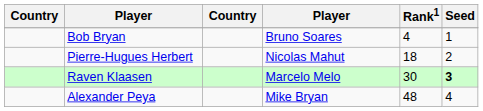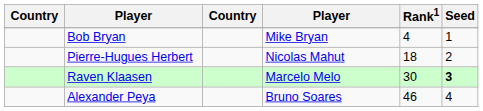(304, 37) Bruno Soares -> (297, 37) Mike Bryan
(297, 96) Mike Bryan -> (304, 96) Bruno Soares
(410, 96) 48 -> (410, 96) 46
